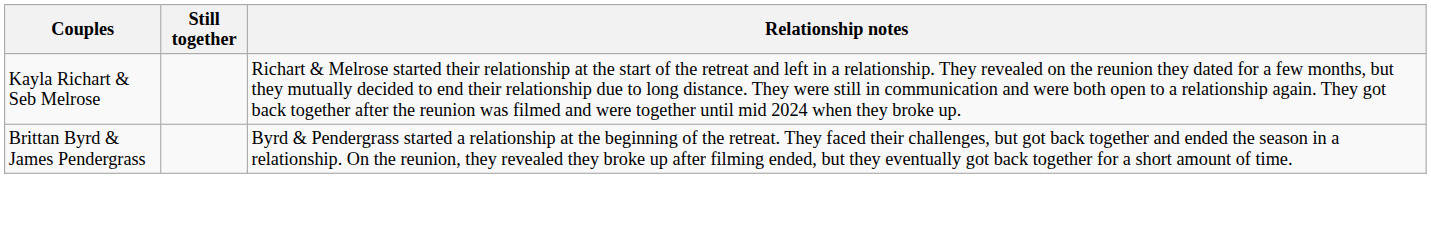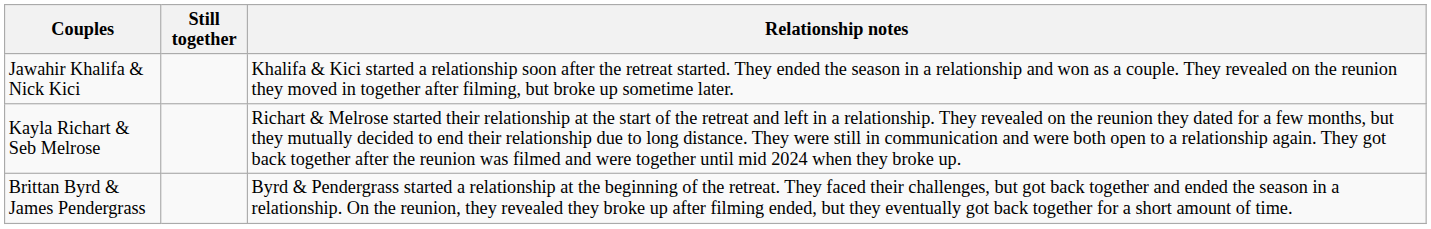+ row: (76, 78)
